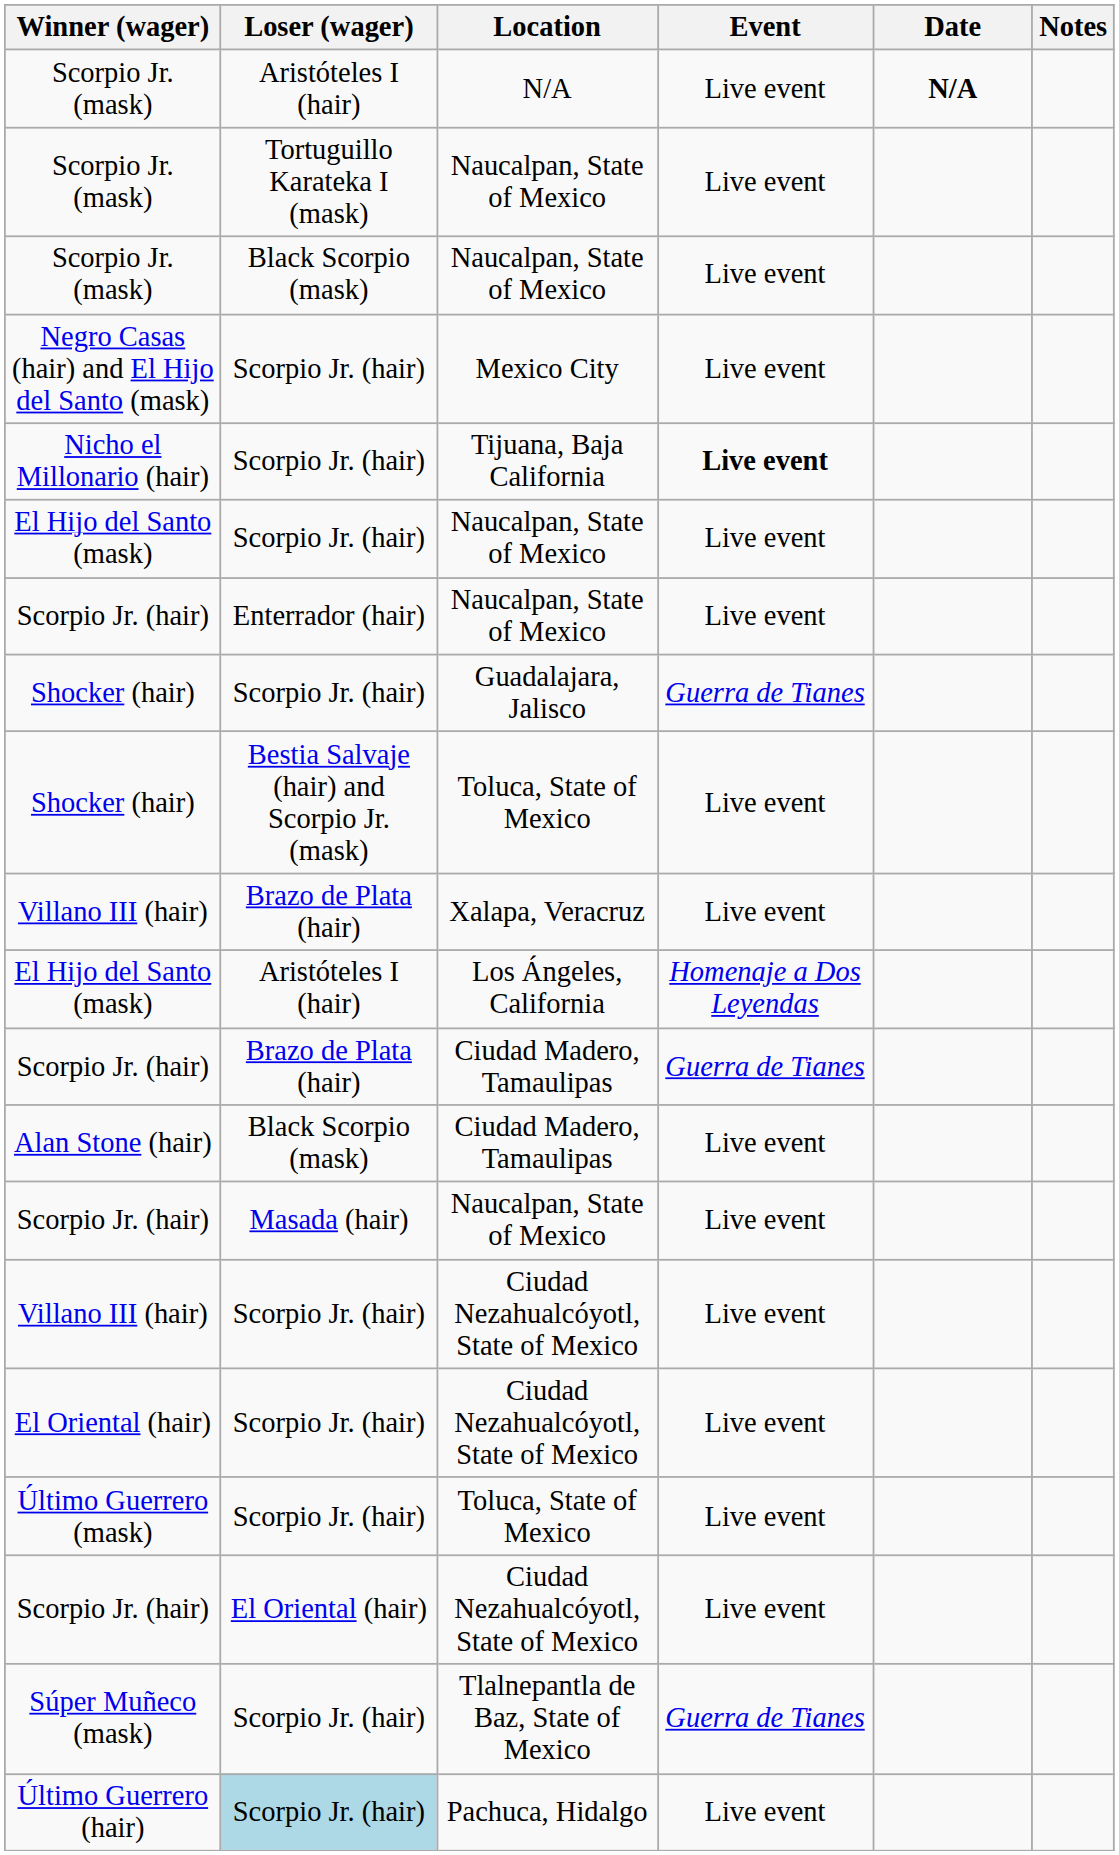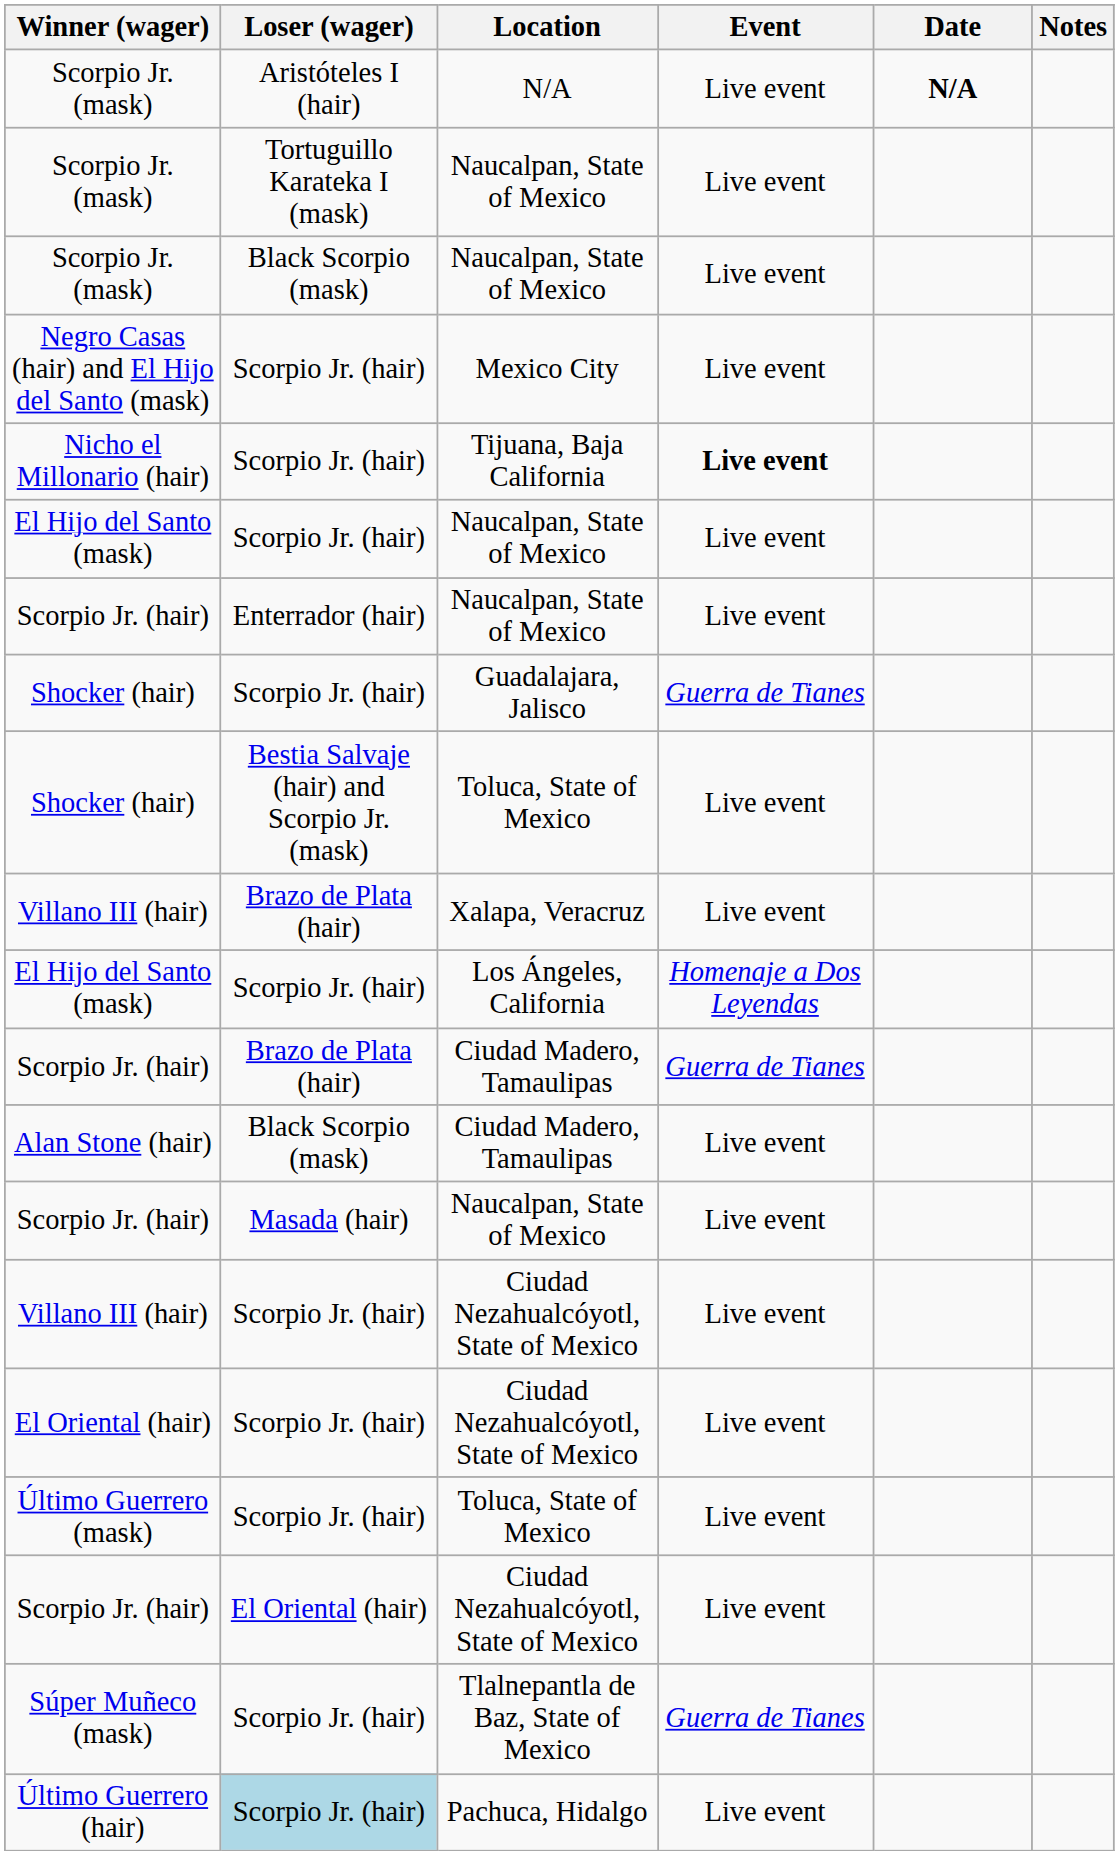(329, 988) Aristóteles I (hair) -> (329, 988) Scorpio Jr. (hair)
